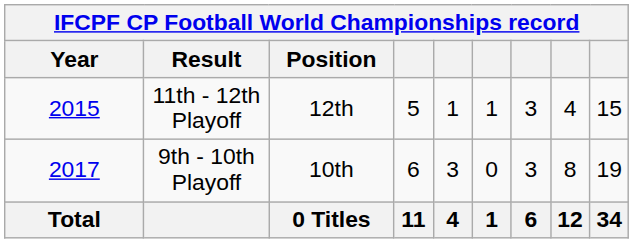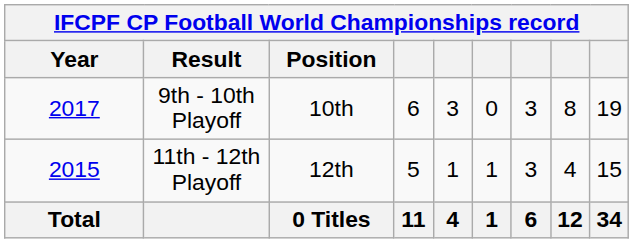rows swapped: (206, 108) <-> (206, 170)
